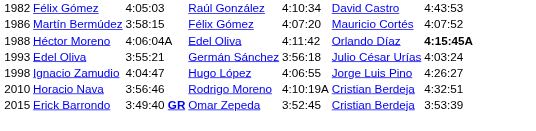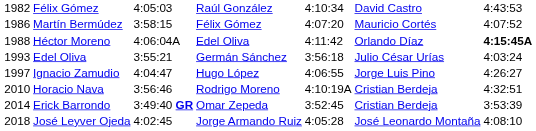(17, 73) 1998 -> (17, 73) 1997
(17, 105) 2015 -> (17, 105) 2014
+ row: (82, 121)
